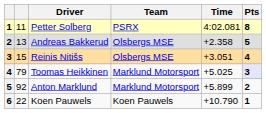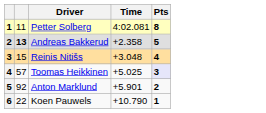- column: (156, 12)
(21, 42) normal -> (21, 42) bold
(218, 57) +3.051 -> (127, 57) +3.048
(21, 72) 79 -> (21, 72) 57
(218, 87) +5.899 -> (127, 87) +5.901
